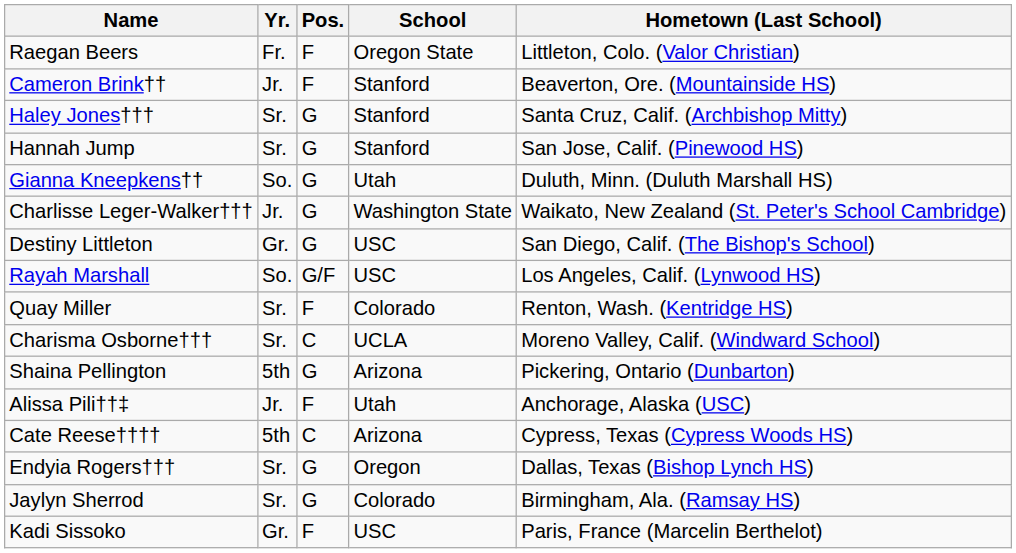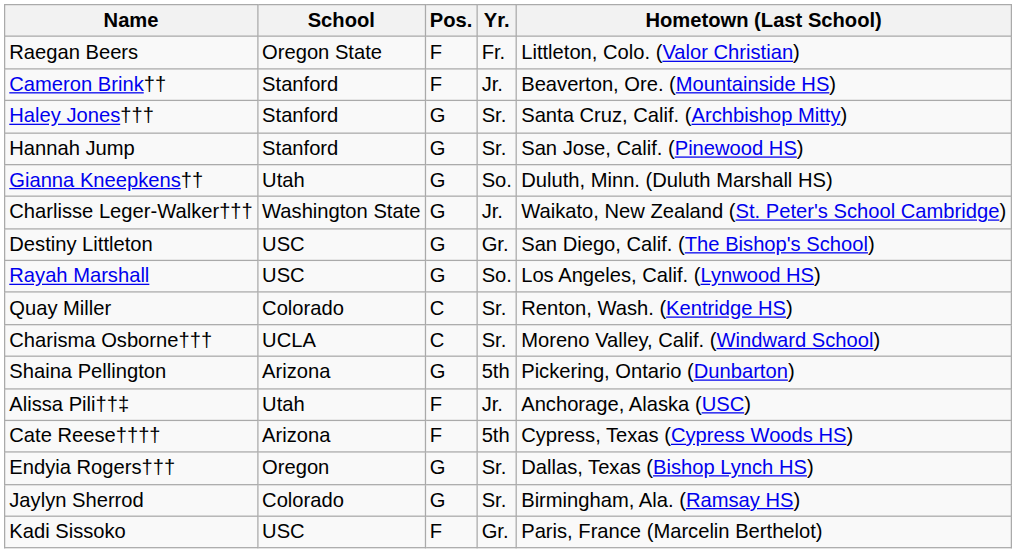columns swapped: (433, 20) <-> (277, 20)
(318, 276) G/F -> (438, 276) G
(308, 308) F -> (437, 308) C
(309, 436) C -> (436, 436) F
